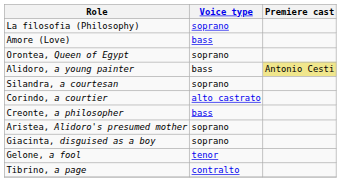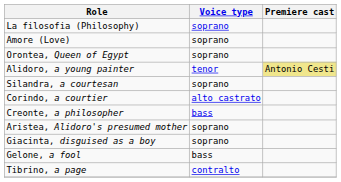(202, 40) bass -> (210, 40) soprano
(202, 69) bass -> (205, 69) tenor
(205, 156) tenor -> (202, 156) bass
